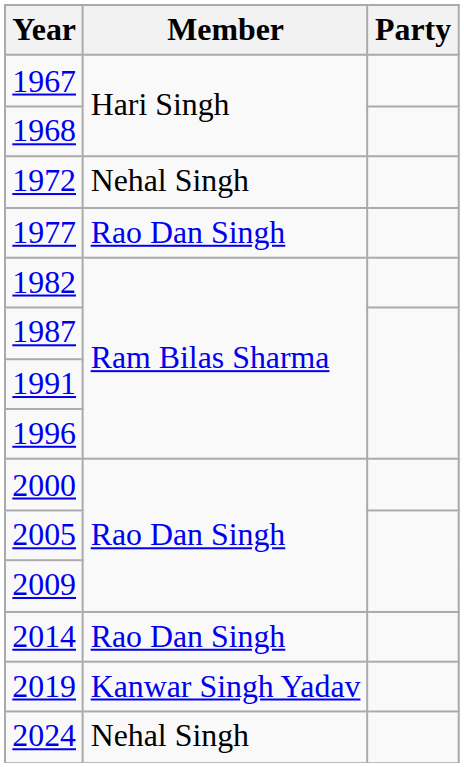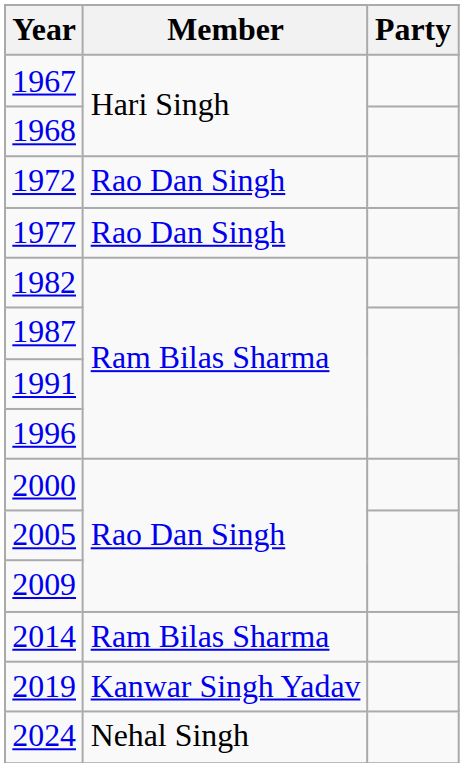(170, 181) Nehal Singh -> (188, 181) Rao Dan Singh
(188, 635) Rao Dan Singh -> (210, 635) Ram Bilas Sharma
